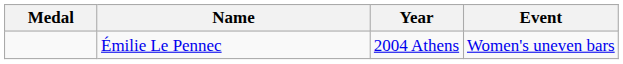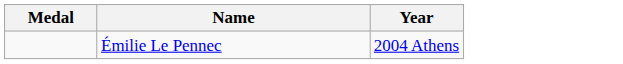- column: (541, 17)
